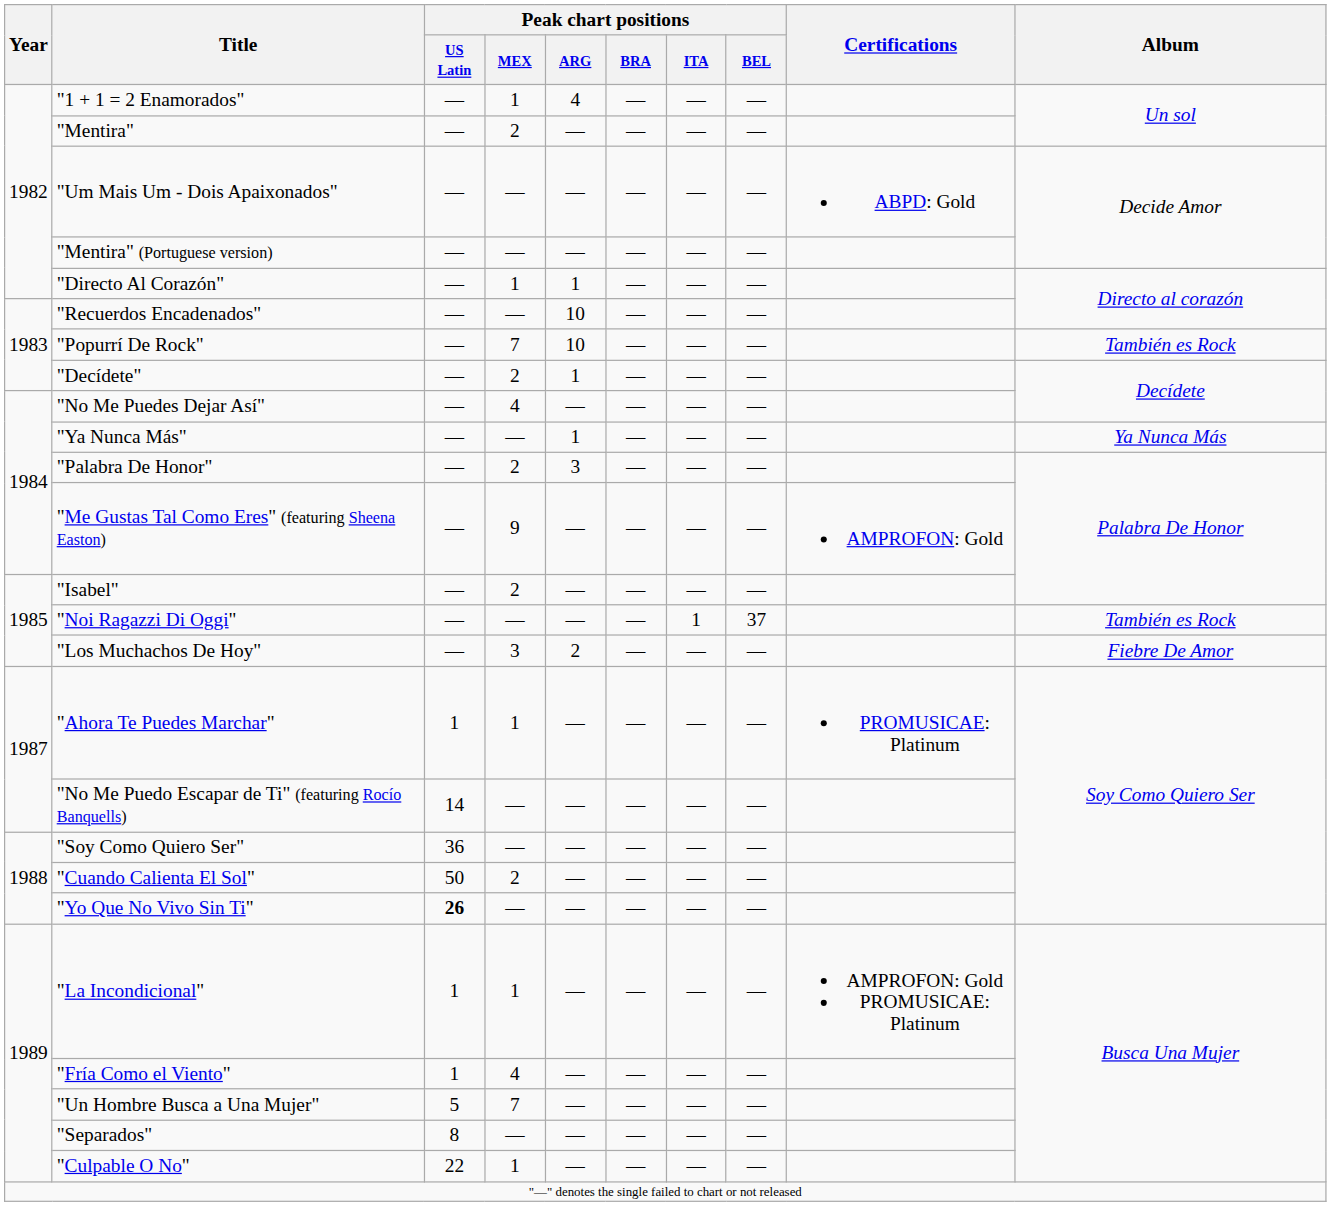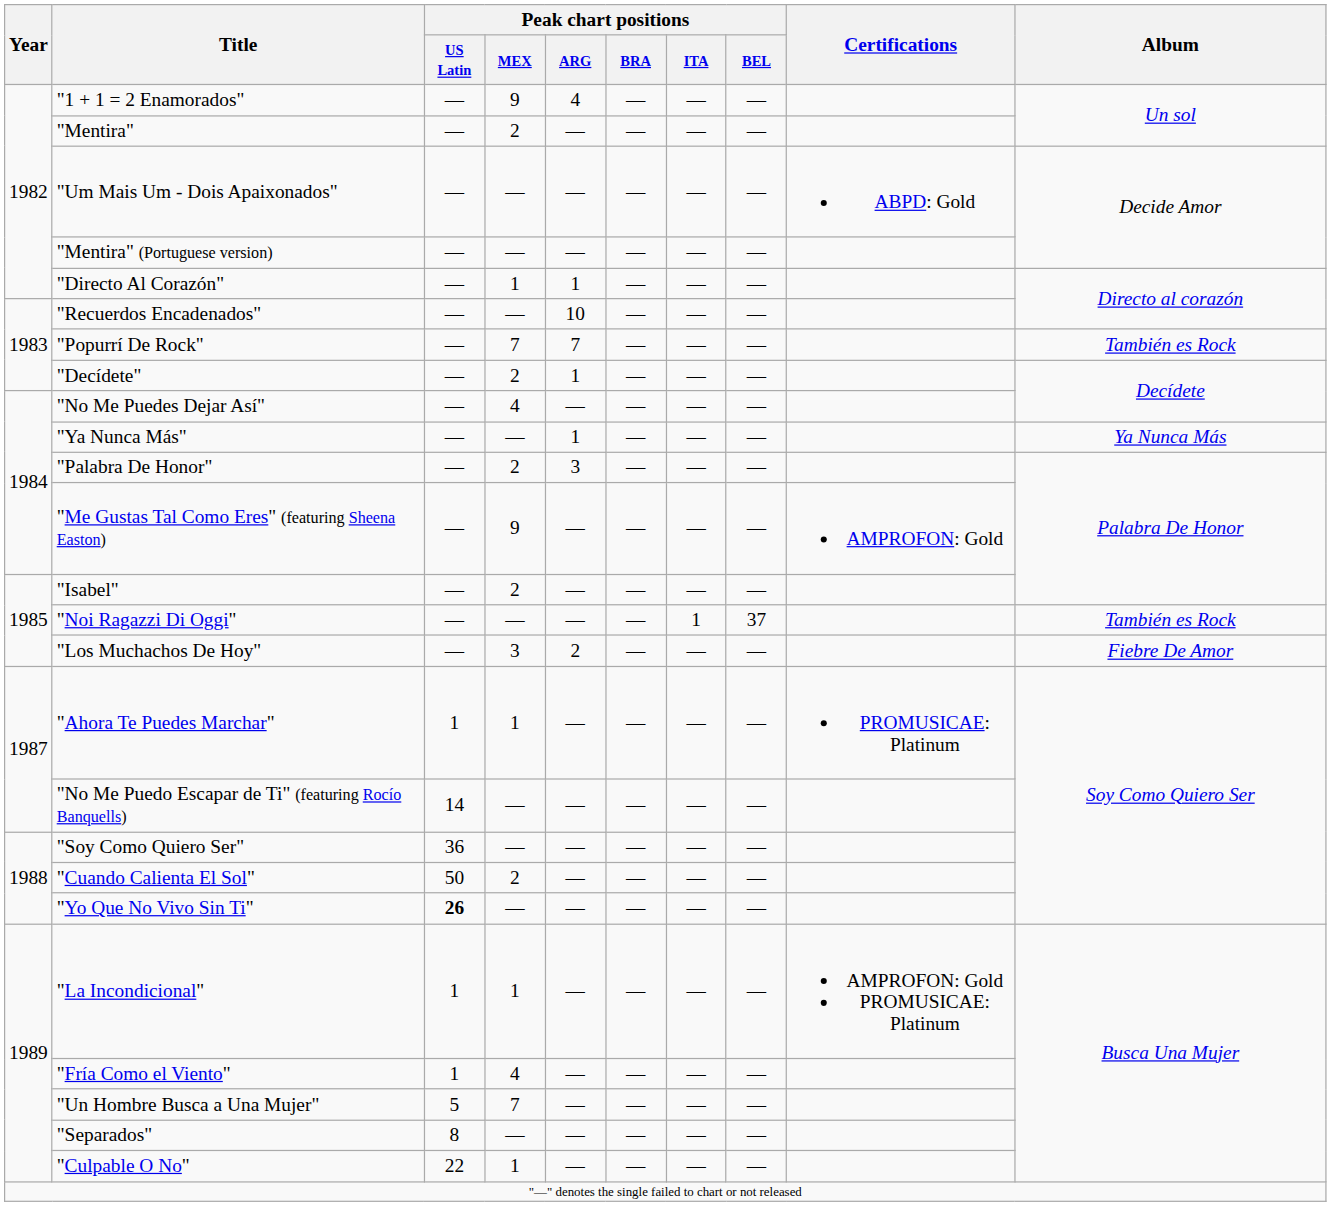(515, 99) 1 -> (515, 99) 9
(575, 344) 10 -> (575, 344) 7
